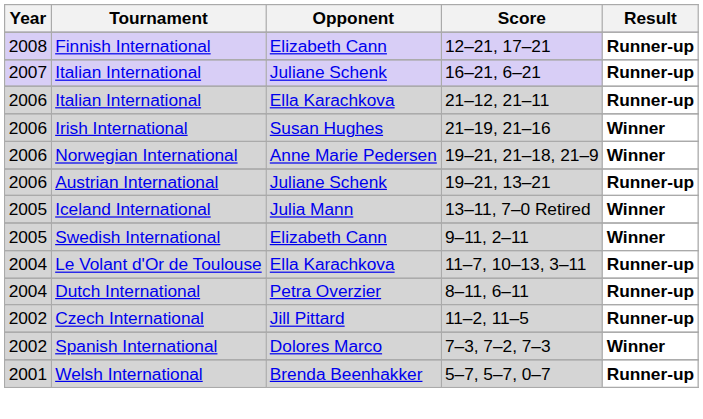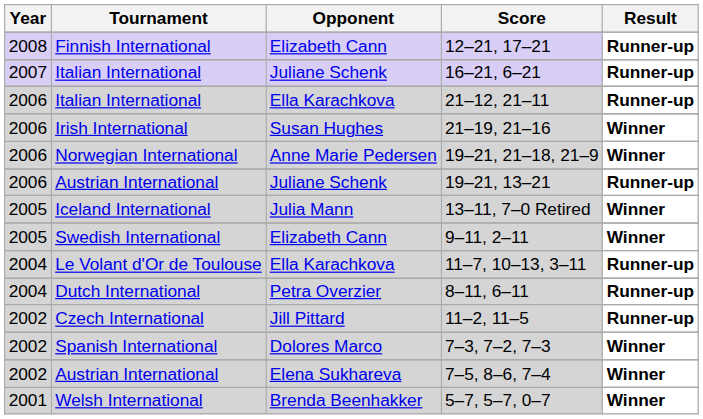+ row: (498, 374)
(650, 374) Runner-up -> (636, 401) Winner
